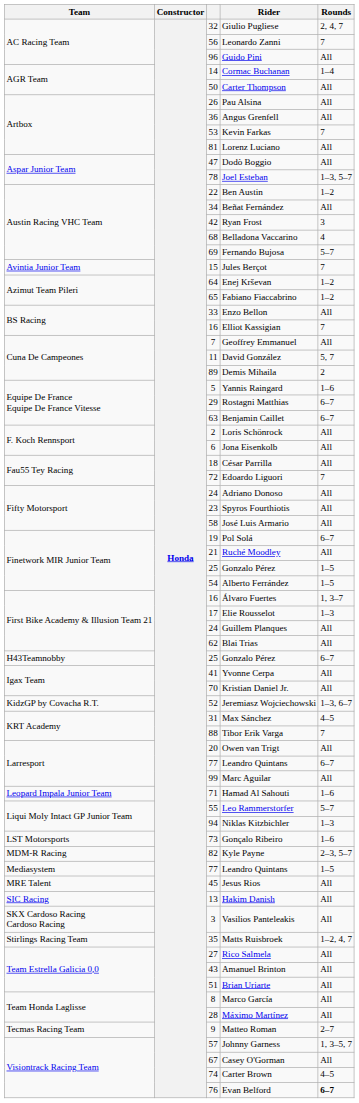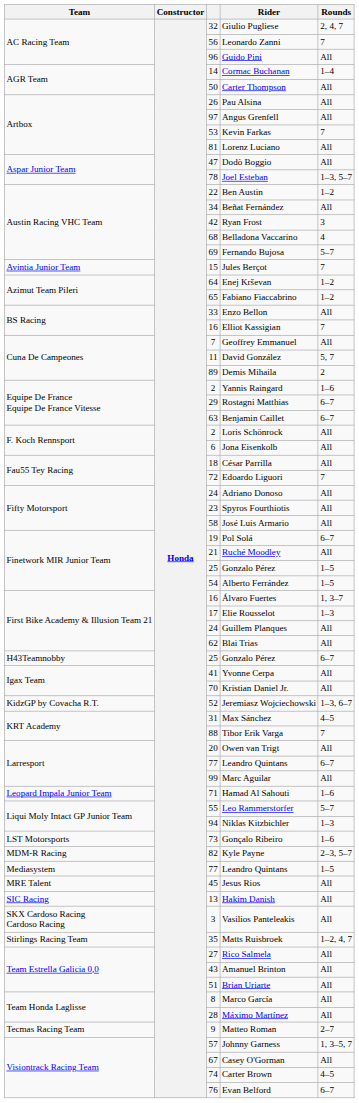(213, 116) 36 -> (213, 116) 97
(213, 387) 5 -> (213, 387) 2
(327, 1089) bold -> (327, 1089) normal
